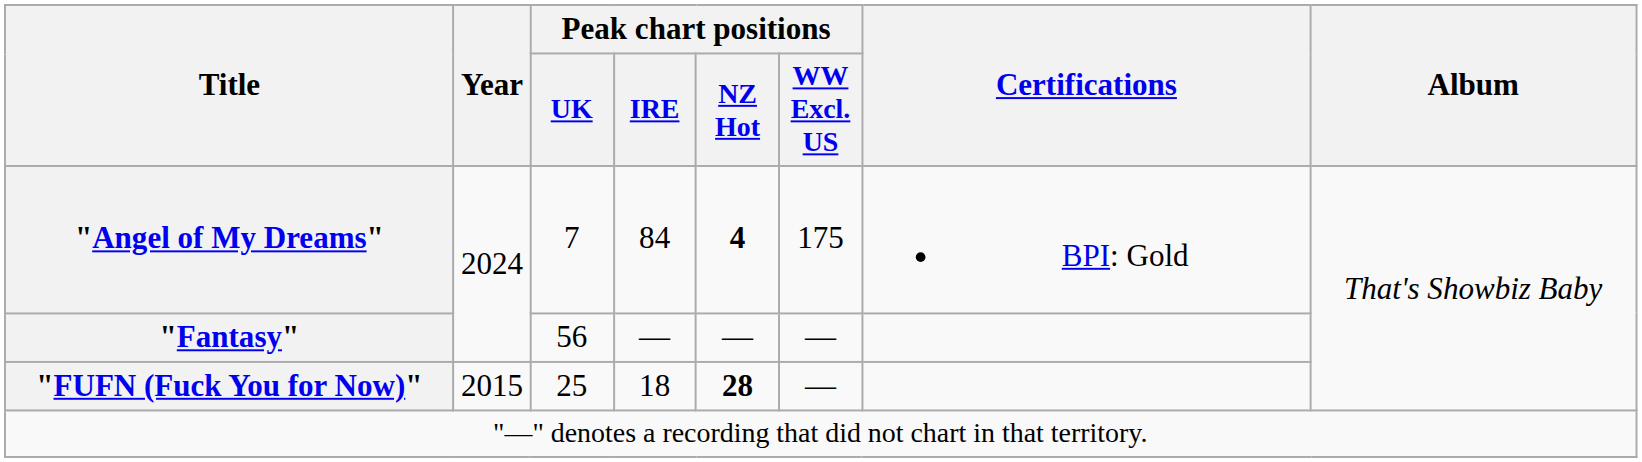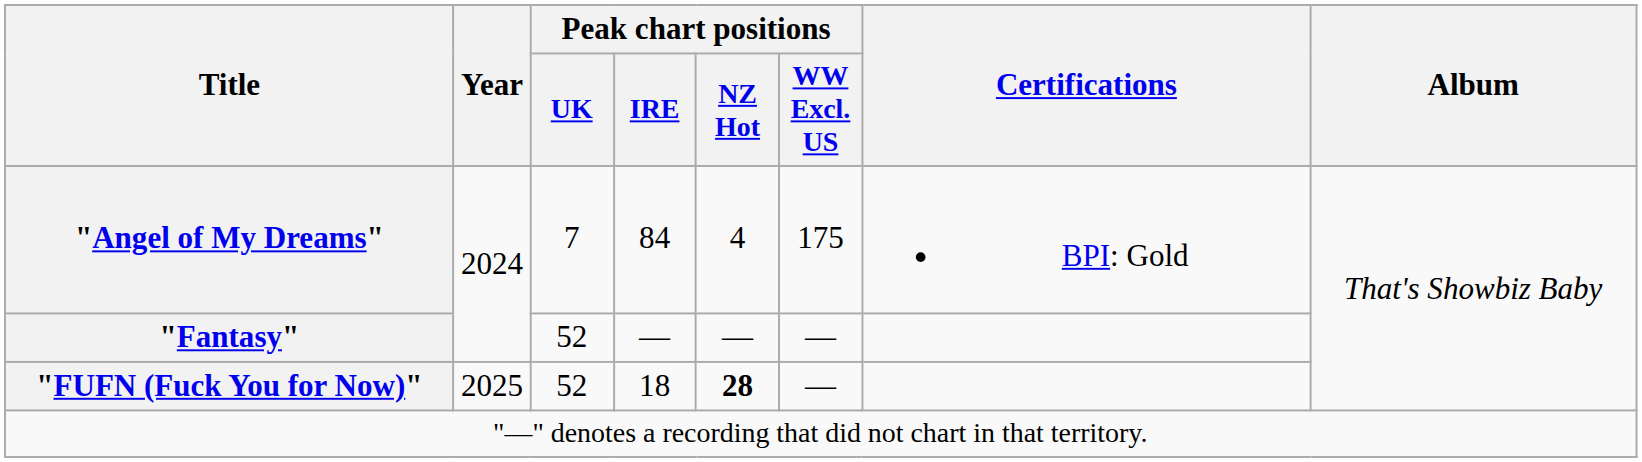(738, 238) bold -> (738, 238) normal
(572, 336) 56 -> (572, 336) 52
(492, 385) 2015 -> (492, 385) 2025
(572, 385) 25 -> (572, 385) 52
